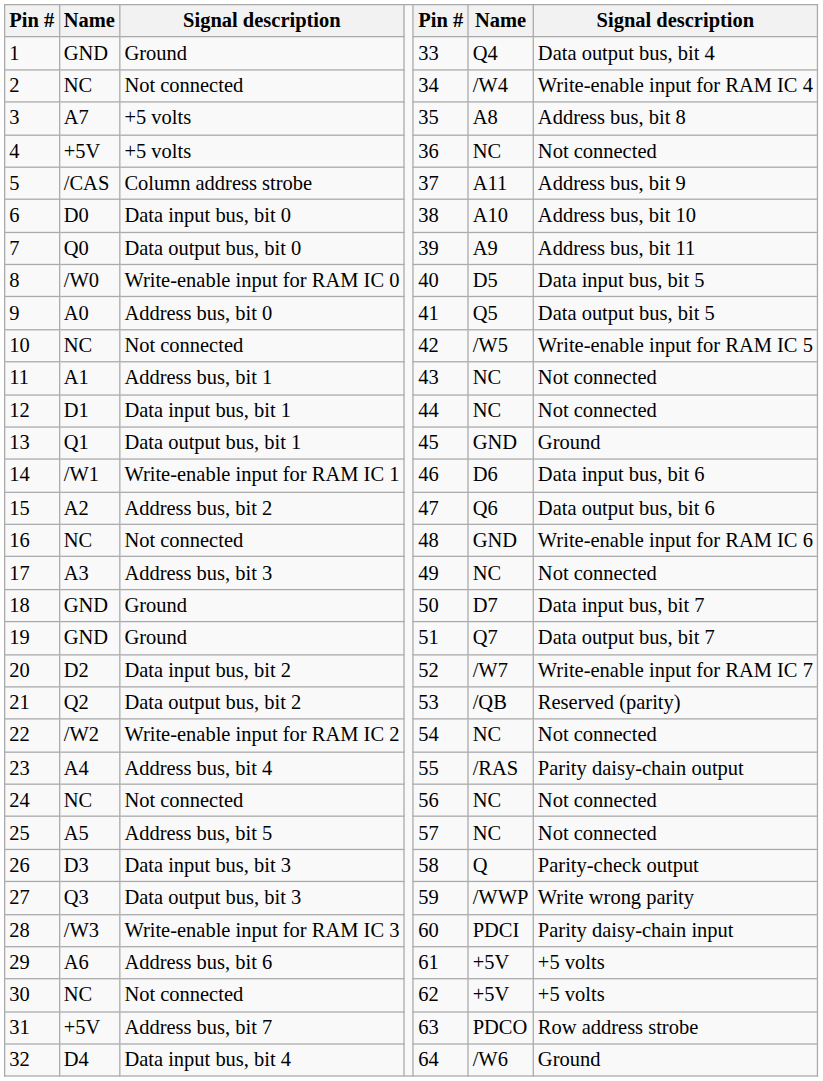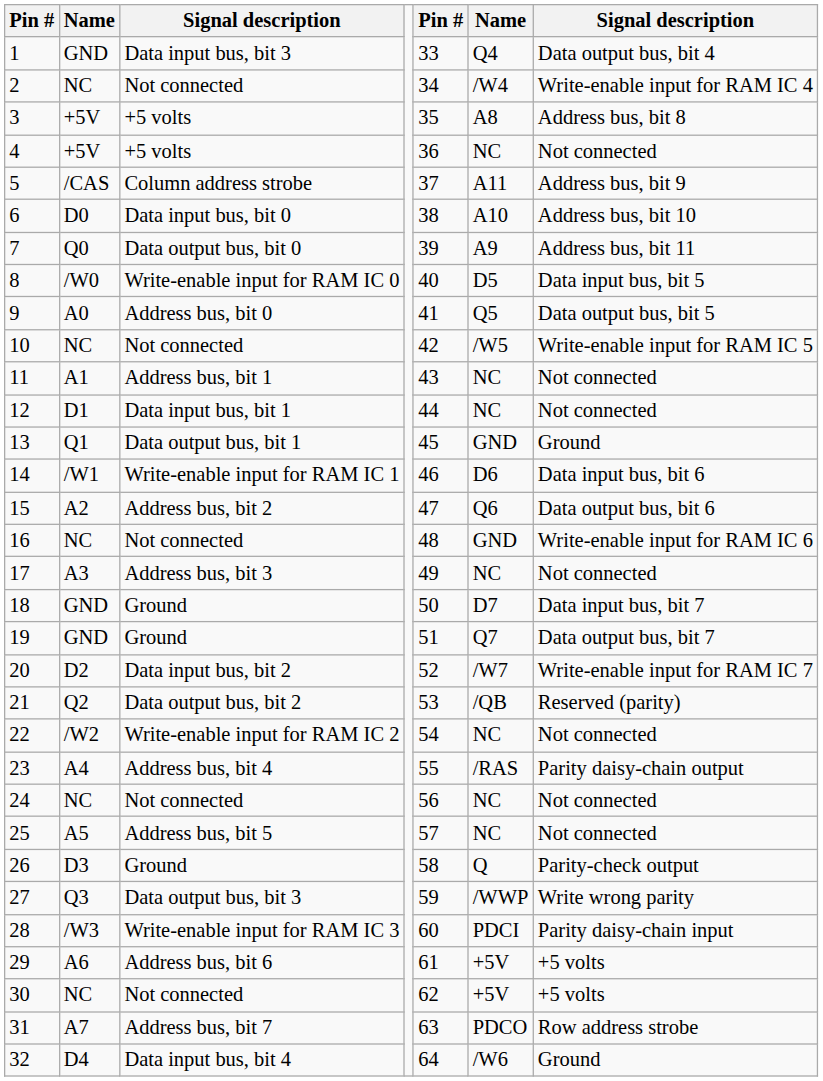(156, 53) Ground -> (208, 53) Data input bus, bit 3
(76, 118) A7 -> (82, 118) +5V
(208, 865) Data input bus, bit 3 -> (156, 865) Ground
(82, 1027) +5V -> (76, 1027) A7
